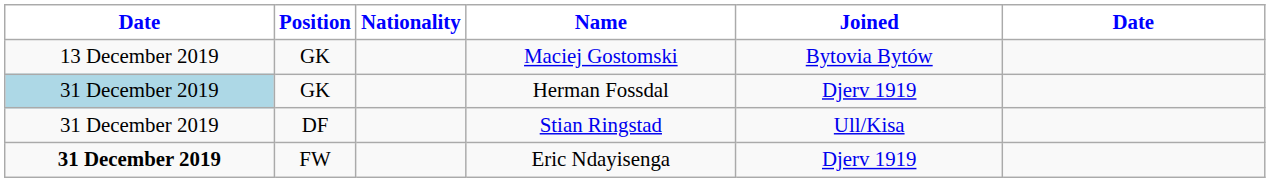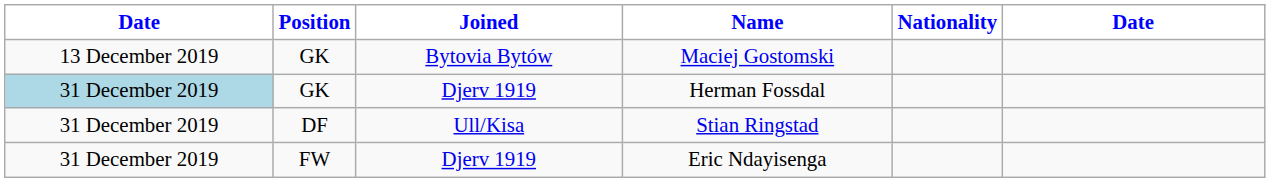columns swapped: (411, 22) <-> (869, 22)
(139, 159) bold -> (139, 159) normal
